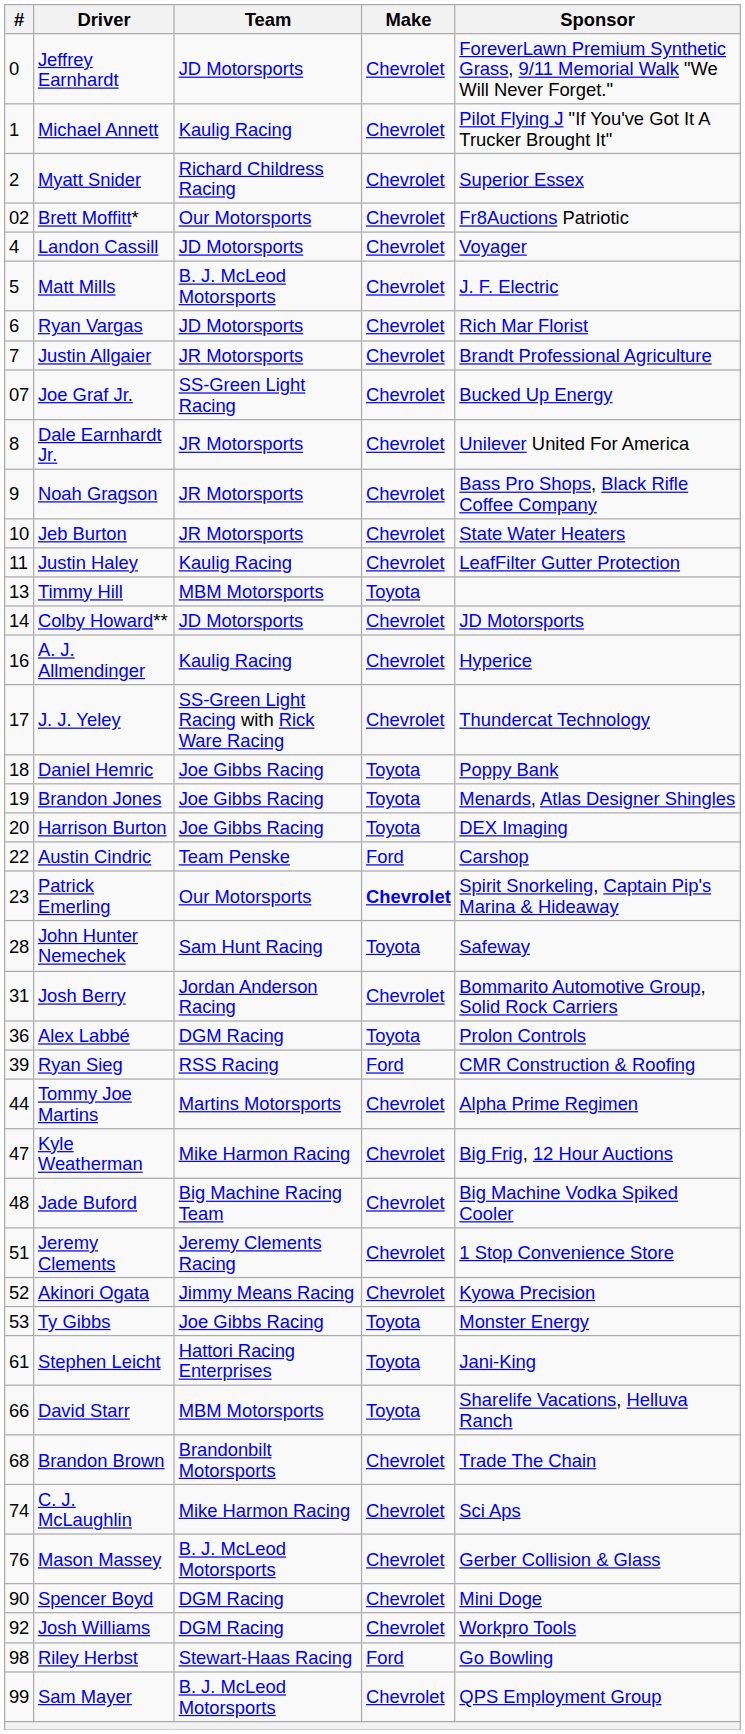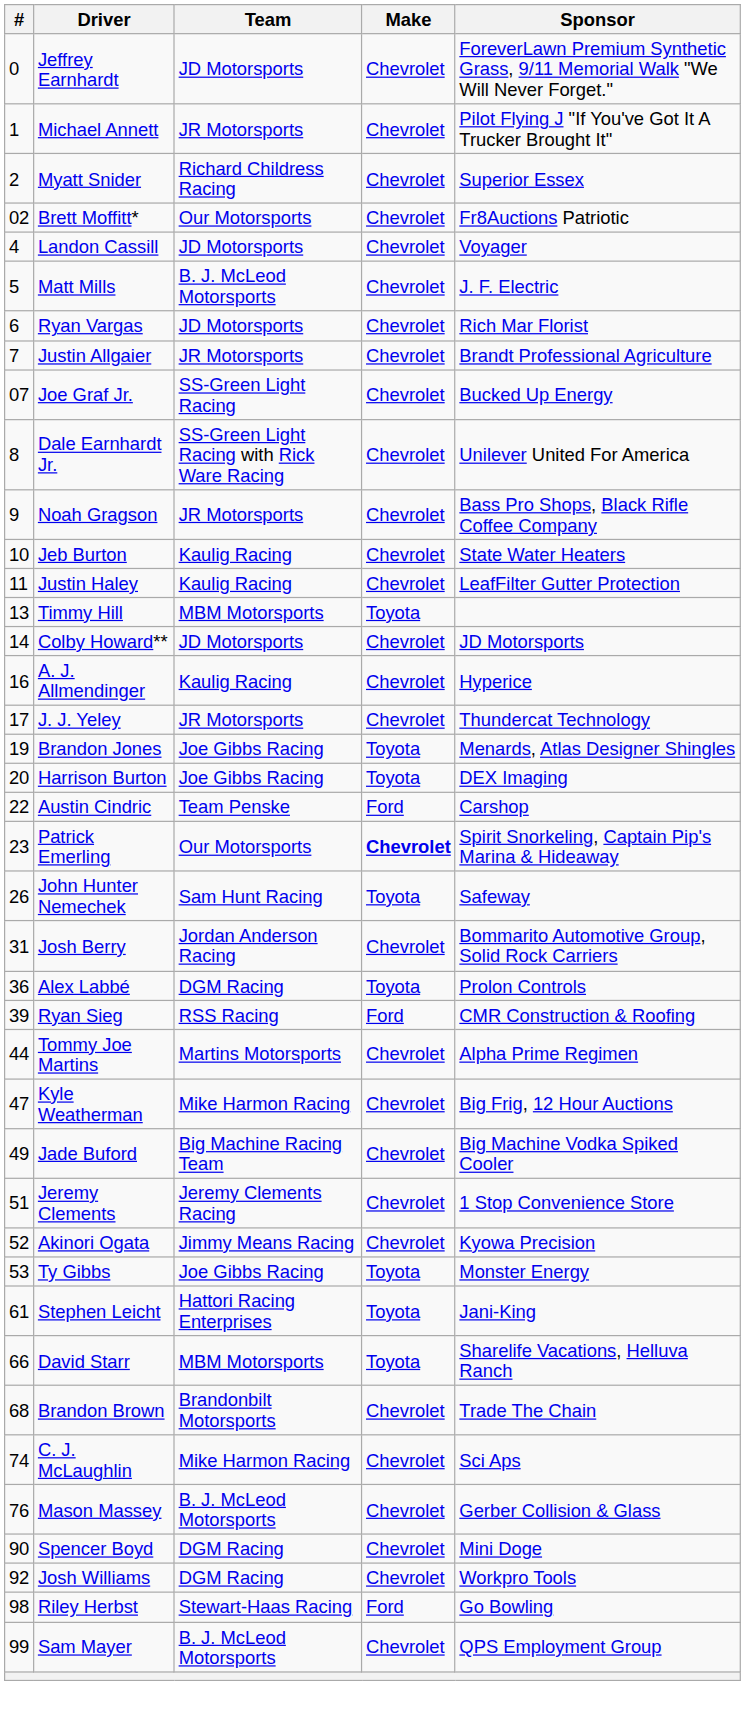(235, 129) Kaulig Racing -> (241, 129) JR Motorsports
(241, 444) JR Motorsports -> (247, 454) SS-Green Light Racing with Rick Ware Racing
(241, 533) JR Motorsports -> (235, 554) Kaulig Racing
(247, 720) SS-Green Light Racing with Rick Ware Racing -> (241, 720) JR Motorsports
- row: (96, 770)
(19, 946) 28 -> (19, 896) 26
(19, 1203) 48 -> (19, 1153) 49
